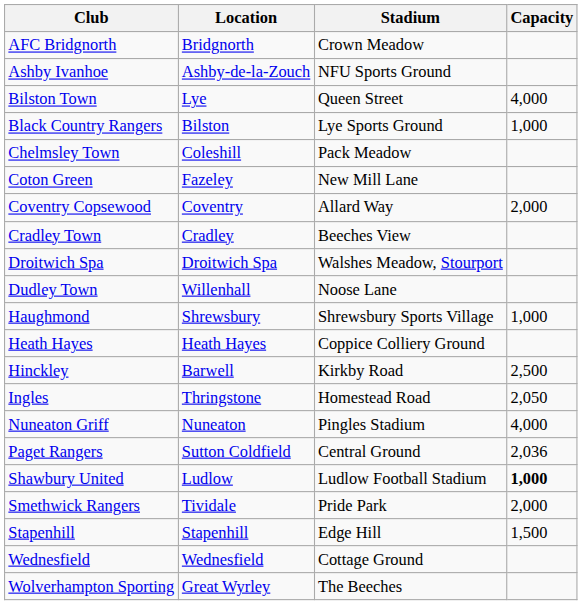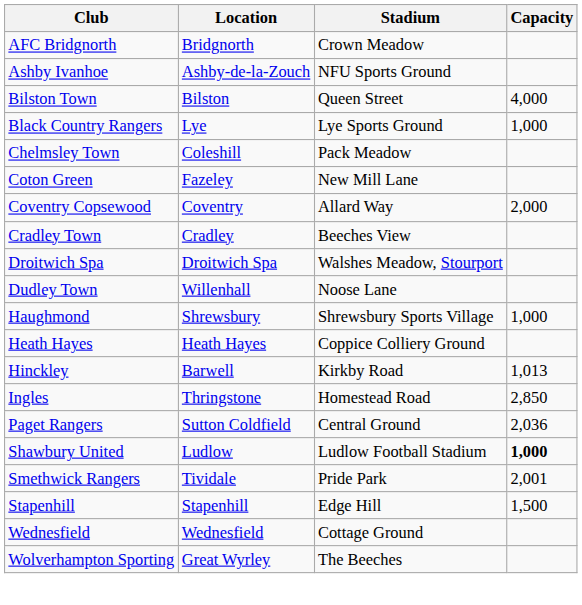(194, 99) Lye -> (206, 99) Bilston
(206, 126) Bilston -> (194, 126) Lye
(529, 370) 2,500 -> (529, 370) 1,013
(529, 397) 2,050 -> (529, 397) 2,850
- row: (59, 424)
(529, 505) 2,000 -> (529, 478) 2,001
